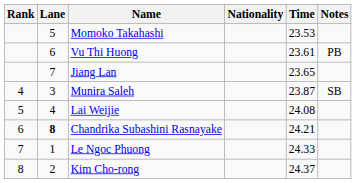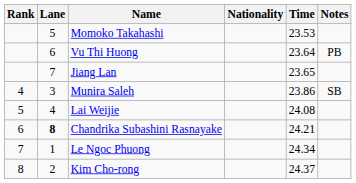(302, 52) 23.61 -> (302, 52) 23.64
(302, 91) 23.87 -> (302, 91) 23.86
(302, 149) 24.33 -> (302, 149) 24.34
